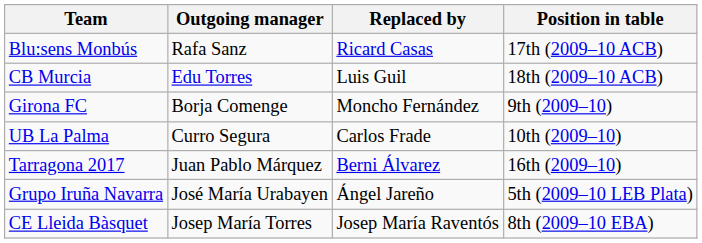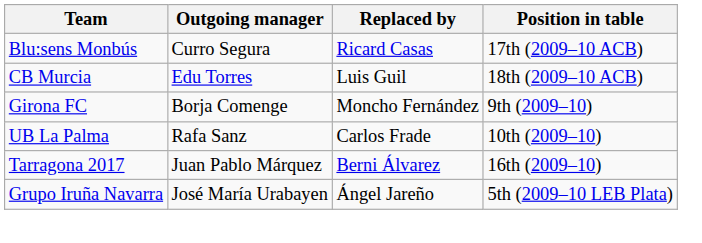(209, 48) Rafa Sanz -> (221, 48) Curro Segura
(221, 135) Curro Segura -> (209, 135) Rafa Sanz
- row: (78, 223)
